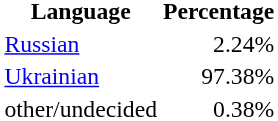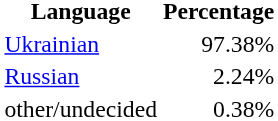rows swapped: (52, 76) <-> (42, 44)
